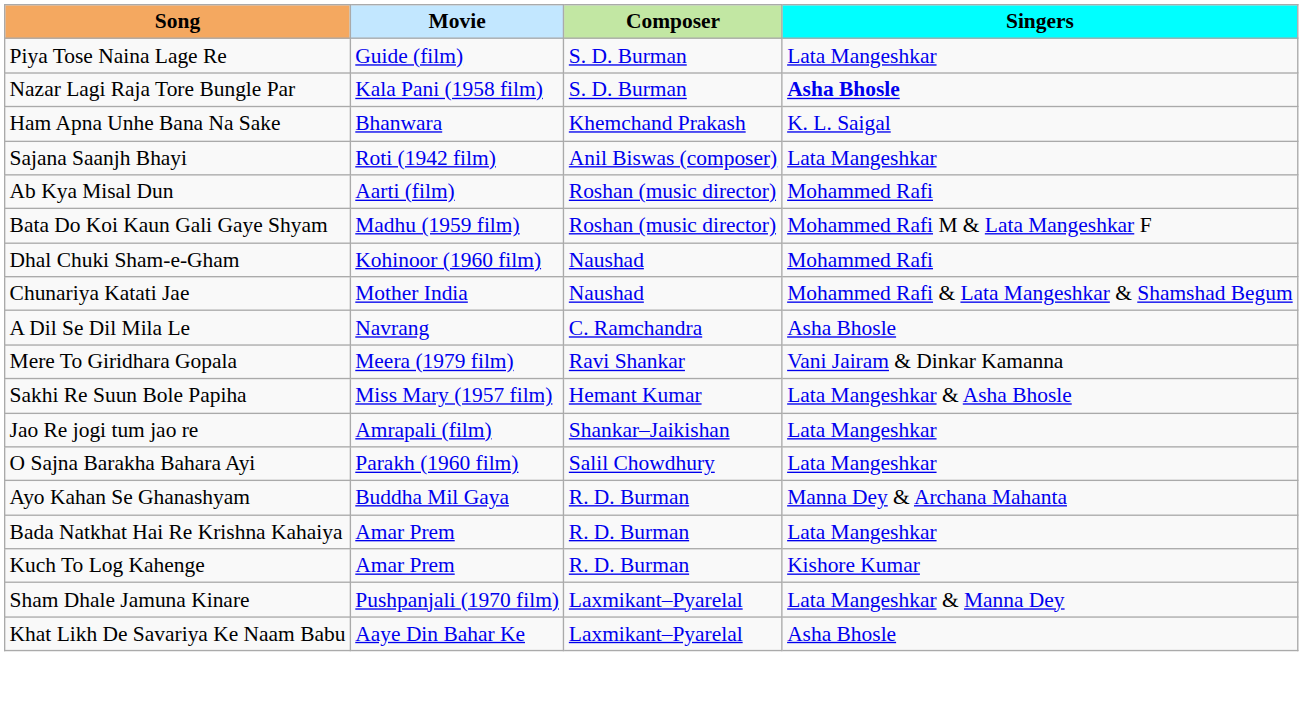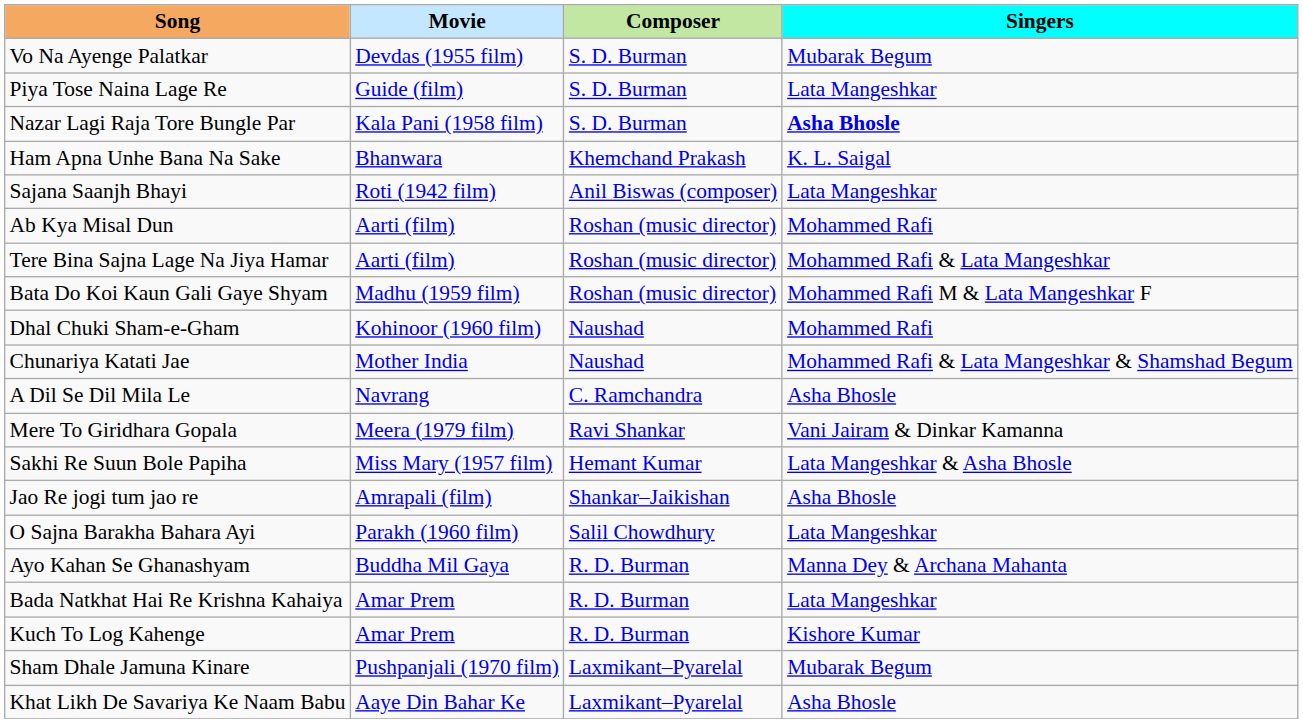+ row: (109, 55)
+ row: (169, 259)
(862, 429) Lata Mangeshkar -> (842, 497) Asha Bhosle
(926, 599) Lata Mangeshkar & Manna Dey -> (859, 667) Mubarak Begum
